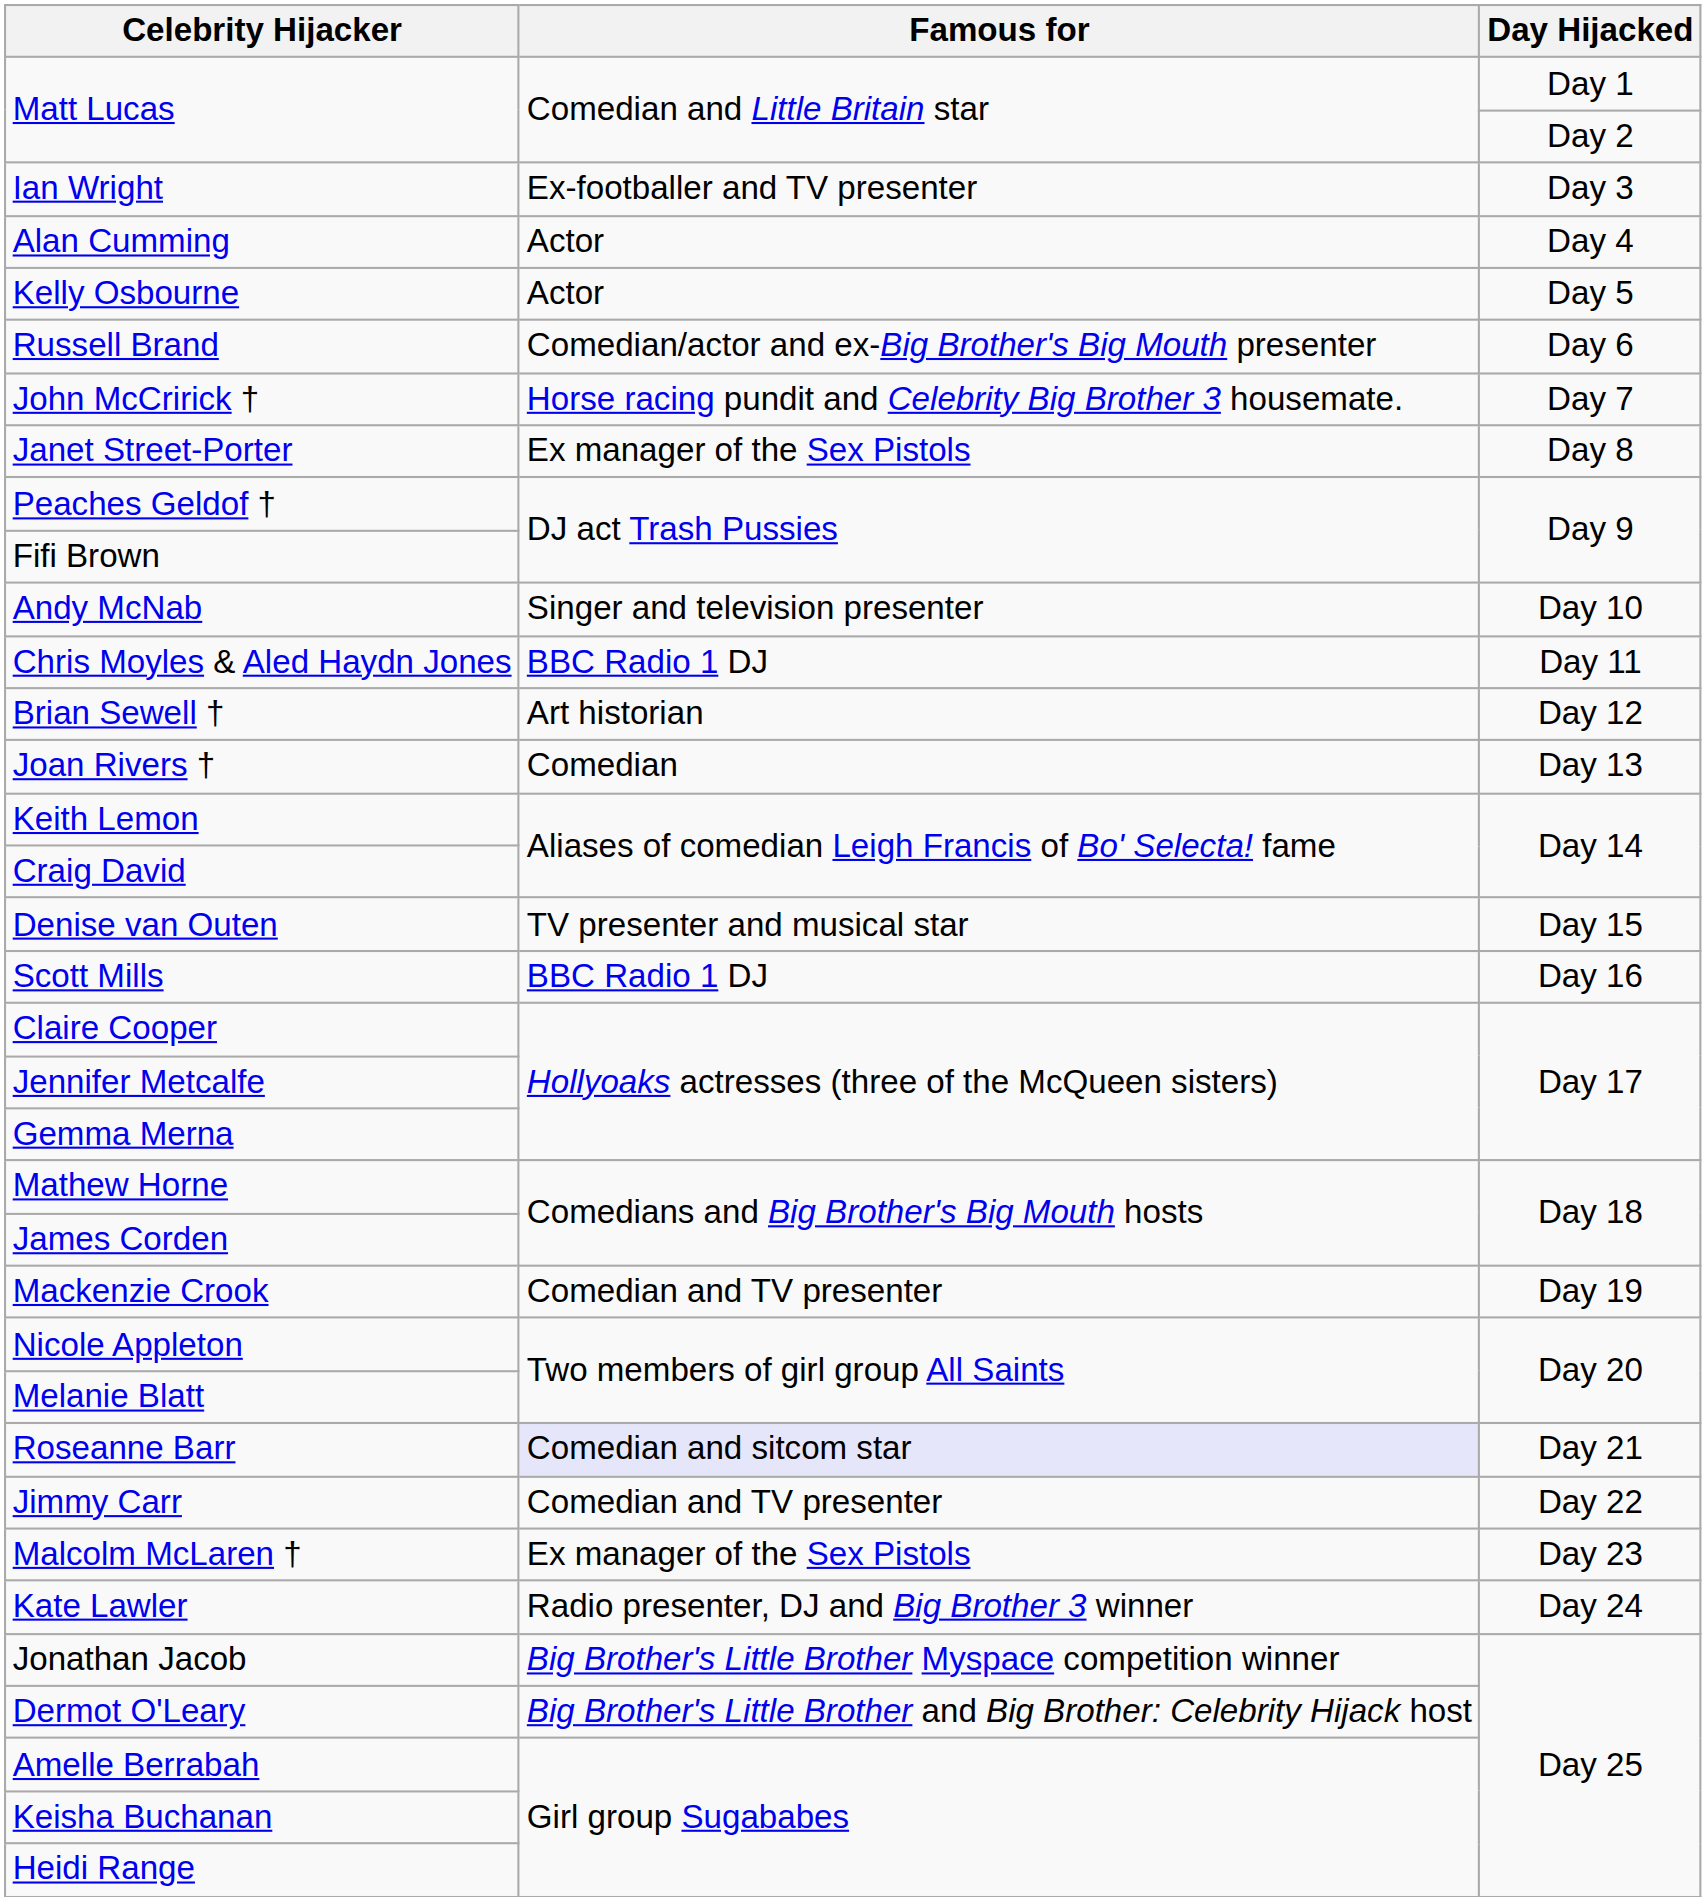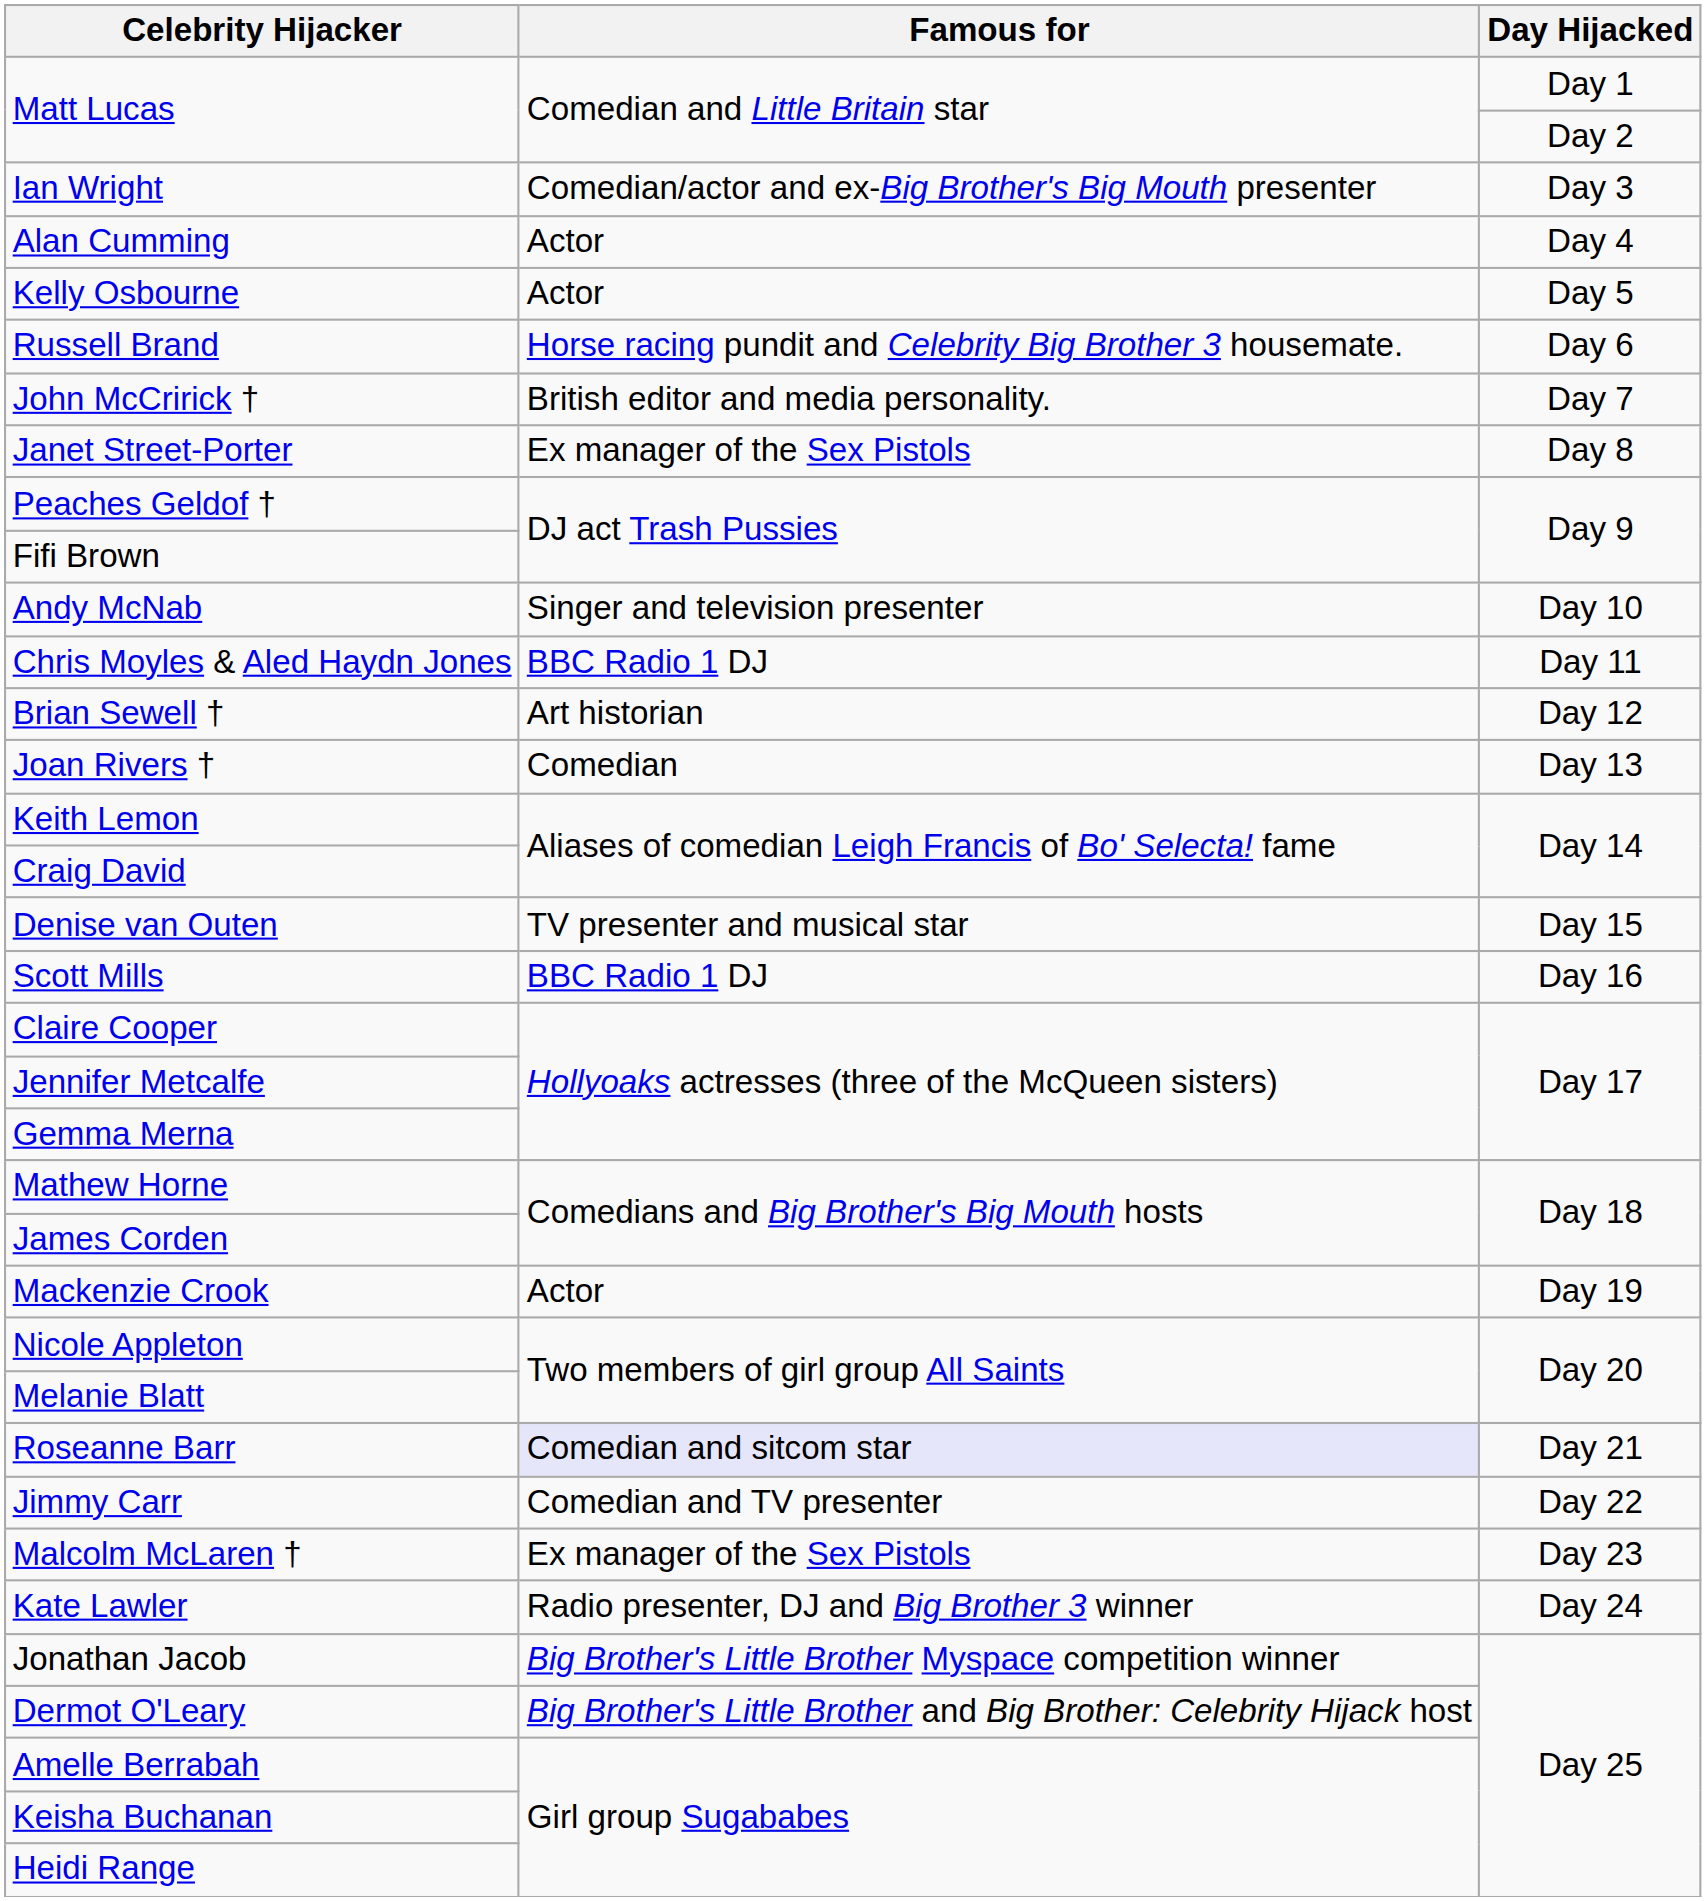(752, 188) Ex-footballer and TV presenter -> (952, 188) Comedian/actor and ex-Big Brother's Big Mouth presenter
(952, 345) Comedian/actor and ex-Big Brother's Big Mouth presenter -> (965, 345) Horse racing pundit and Celebrity Big Brother 3 housemate.
(965, 398) Horse racing pundit and Celebrity Big Brother 3 housemate. -> (789, 398) British editor and media personality.
(735, 1291) Comedian and TV presenter -> (565, 1291) Actor
